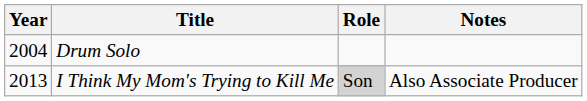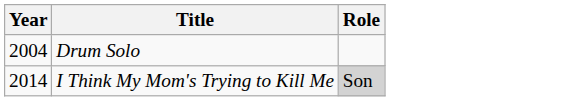- column: (483, 19)
(28, 80) 2013 -> (28, 80) 2014
